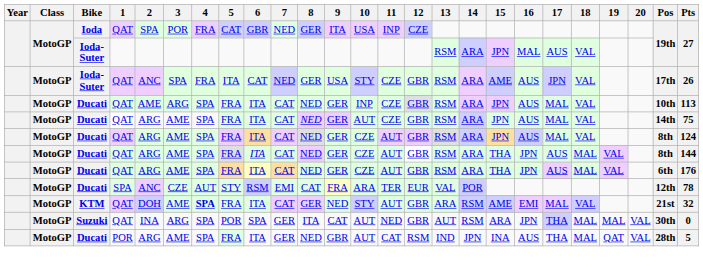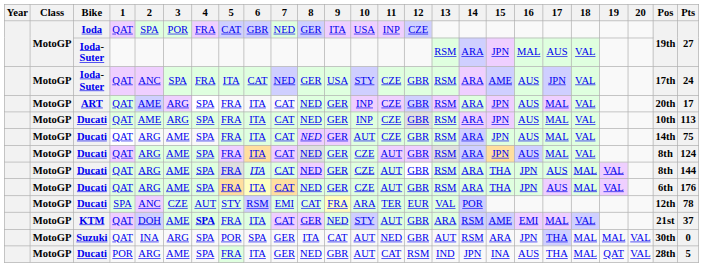(688, 80) 26 -> (688, 80) 24
+ row: (92, 103)
(688, 204) 32 -> (688, 220) 37
